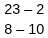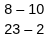rows swapped: (24, 9) <-> (24, 29)
